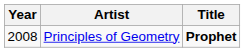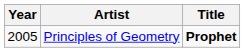(22, 36) 2008 -> (22, 36) 2005
